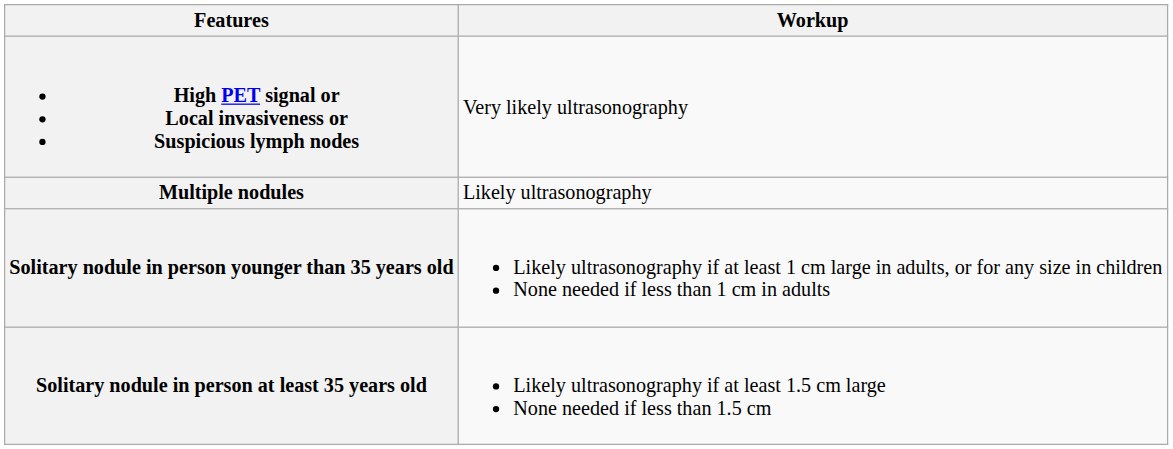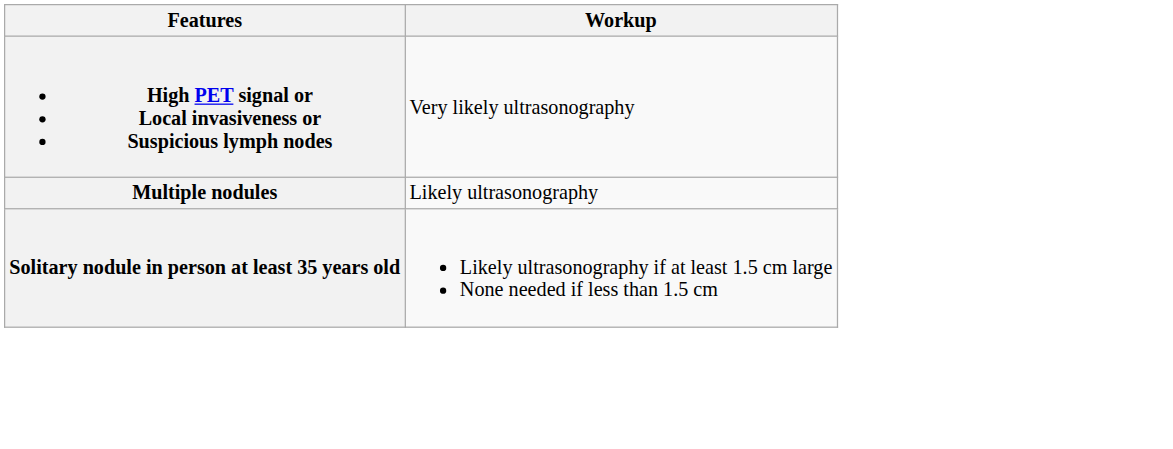- row: (231, 267)
